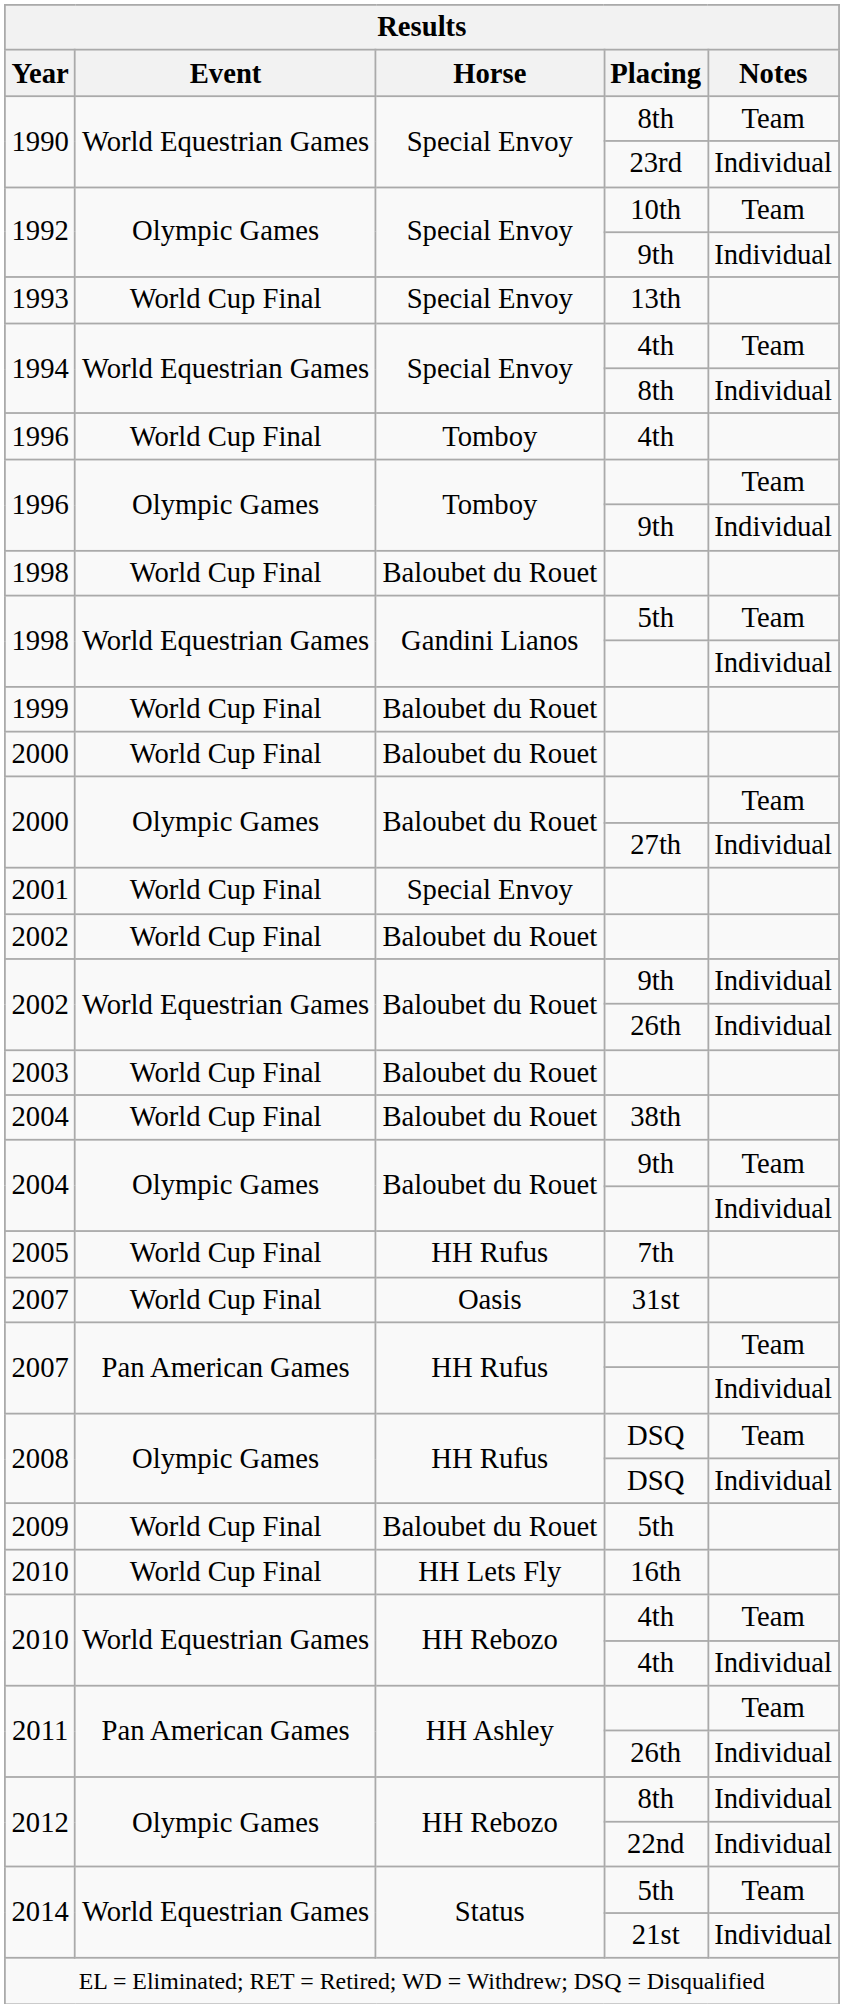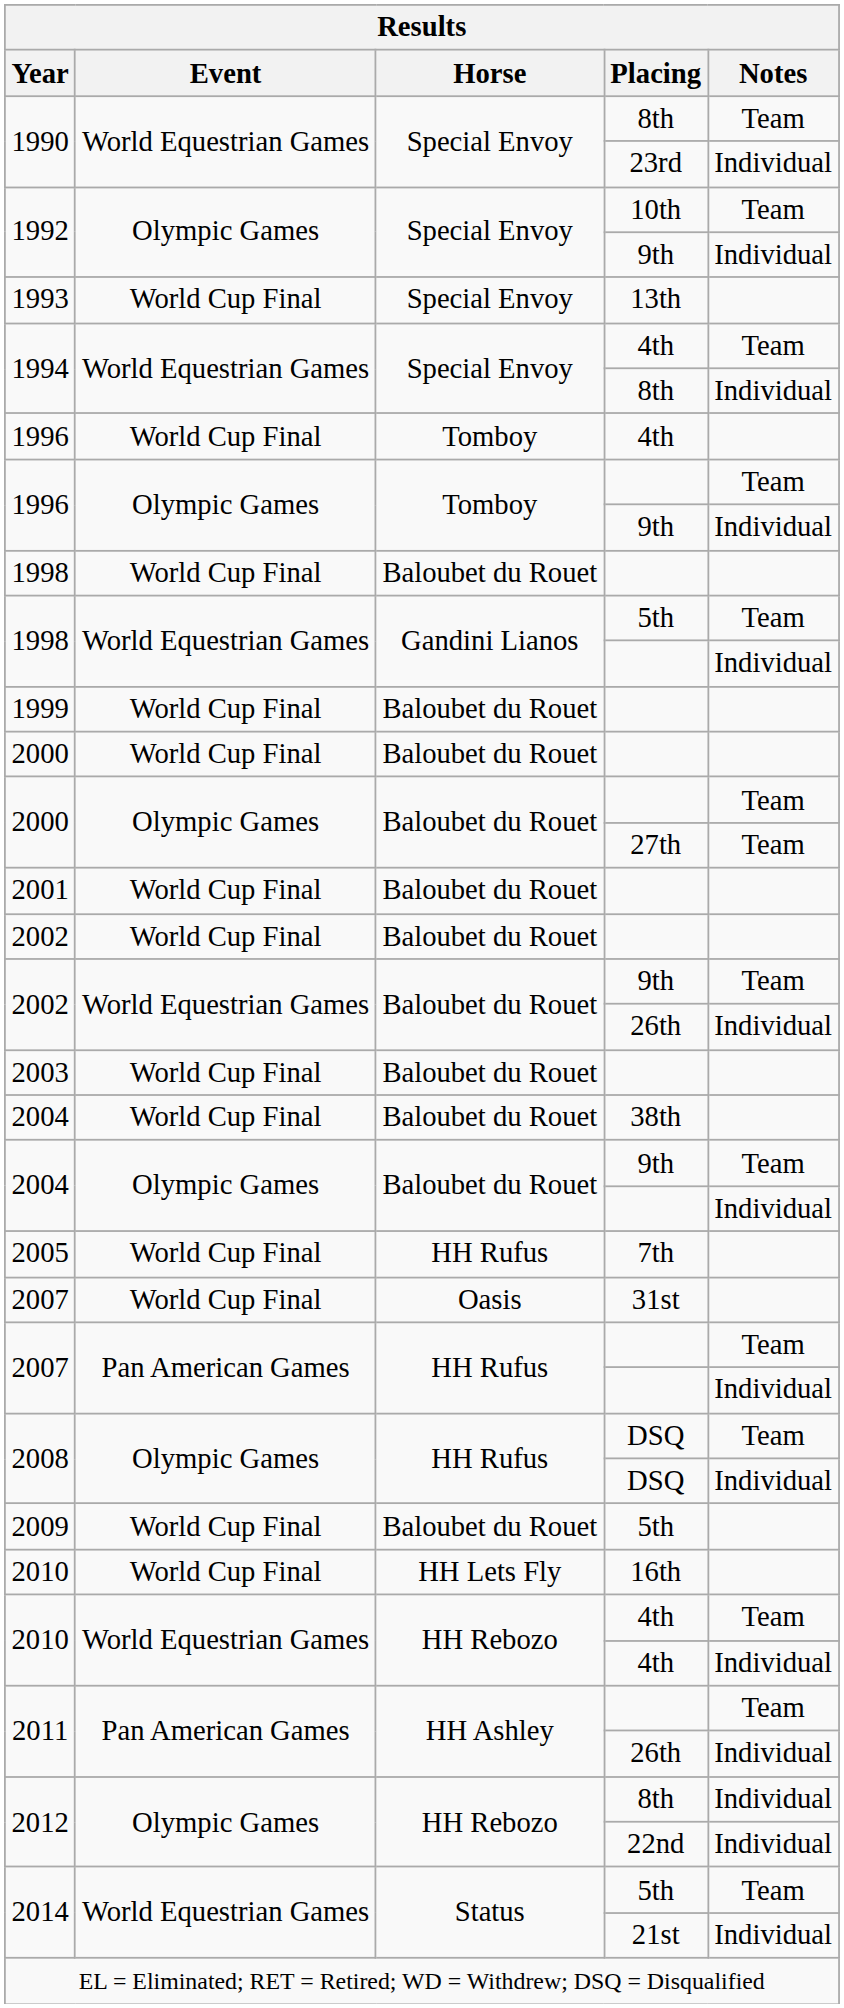(773, 844) Individual -> (773, 844) Team
(490, 890) Special Envoy -> (490, 890) Baloubet du Rouet
(773, 981) Individual -> (773, 981) Team
